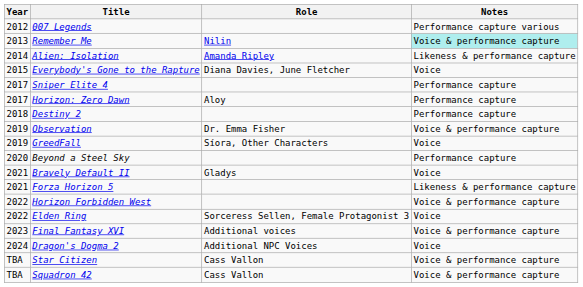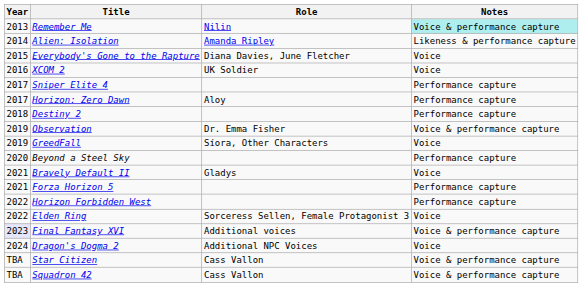- row: (62, 26)
+ row: (49, 70)
(495, 187) Likeness & performance capture -> (465, 187) Performance capture
(486, 202) Voice & performance capture -> (465, 202) Performance capture
(17, 231) no background -> (17, 231) lavender background
